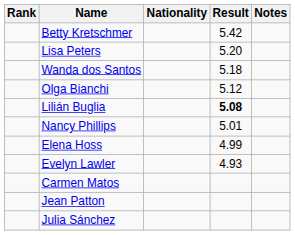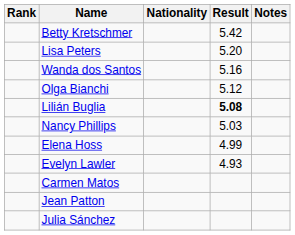(231, 70) 5.18 -> (231, 70) 5.16
(231, 126) 5.01 -> (231, 126) 5.03
